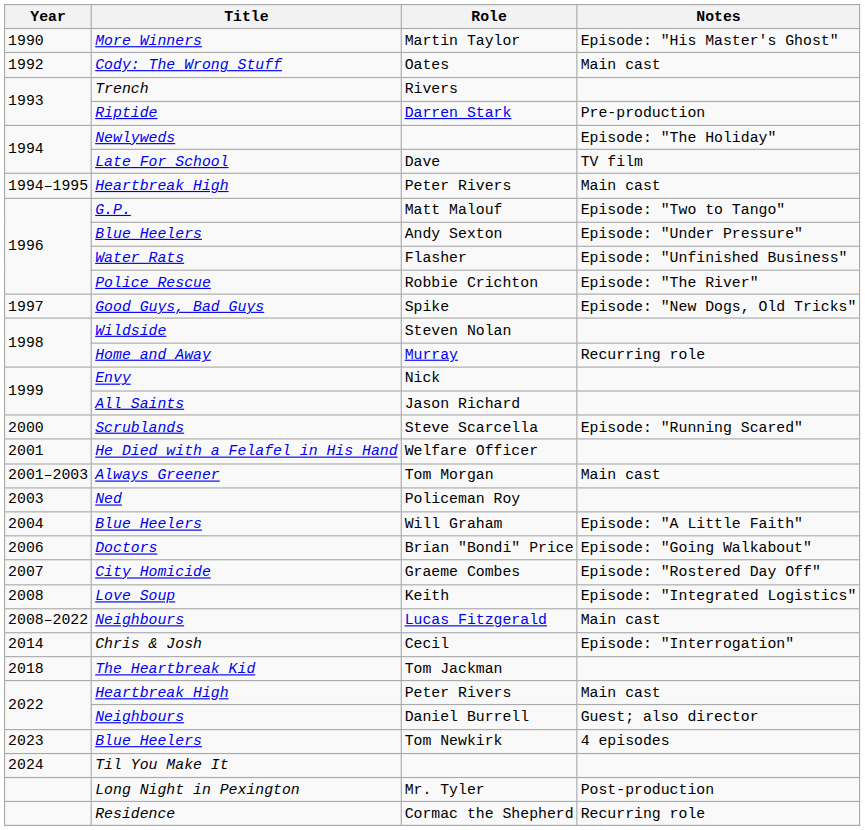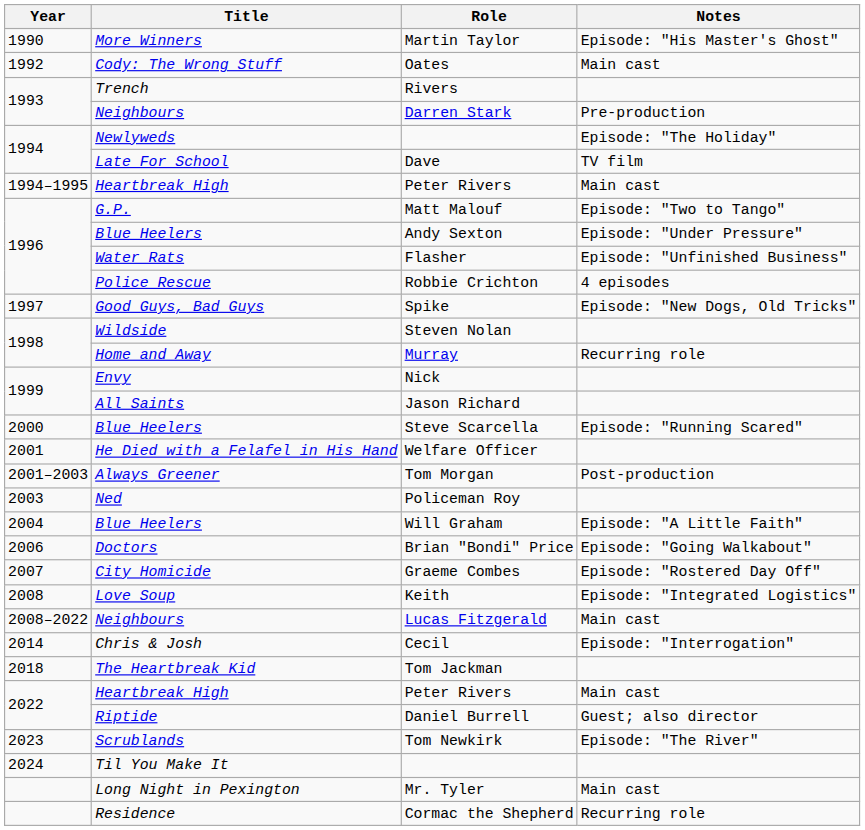(126, 113) Riptide -> (140, 113) Neighbours
(670, 282) Episode: "The River" -> (625, 282) 4 episodes
(140, 427) Scrublands -> (149, 427) Blue Heelers
(621, 476) Main cast -> (647, 476) Post-production
(140, 717) Neighbours -> (126, 717) Riptide
(149, 741) Blue Heelers -> (140, 741) Scrublands
(625, 741) 4 episodes -> (670, 741) Episode: "The River"
(647, 790) Post-production -> (621, 790) Main cast
